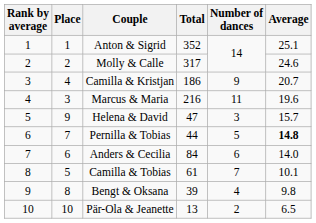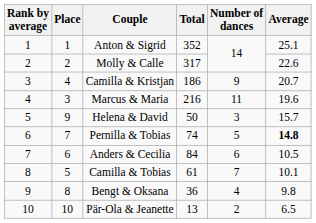(288, 63) 24.6 -> (288, 63) 22.6
(192, 117) 47 -> (192, 117) 50
(192, 136) 44 -> (192, 136) 74
(288, 154) 14.0 -> (288, 154) 10.5
(192, 191) 39 -> (192, 191) 36
